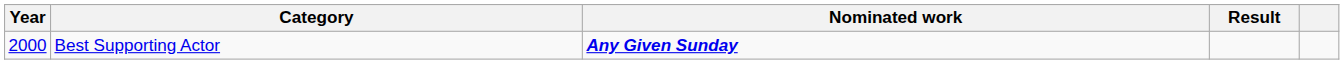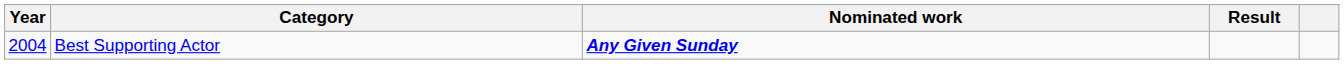(28, 45) 2000 -> (28, 45) 2004
